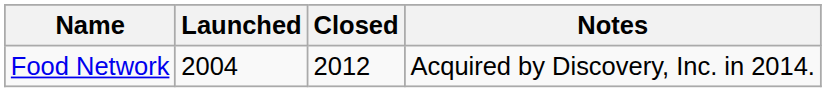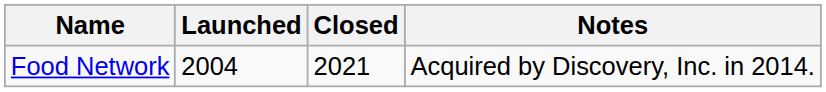(342, 66) 2012 -> (342, 66) 2021
